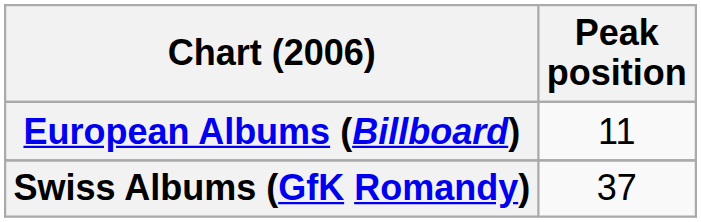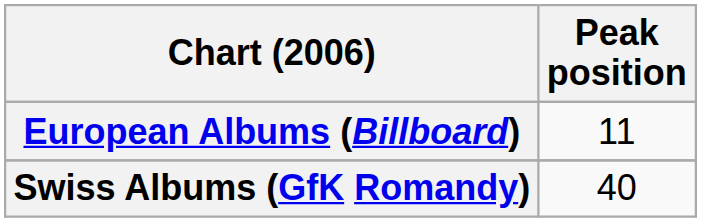(617, 187) 37 -> (617, 187) 40
